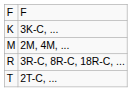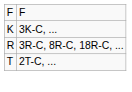- row: (45, 45)
